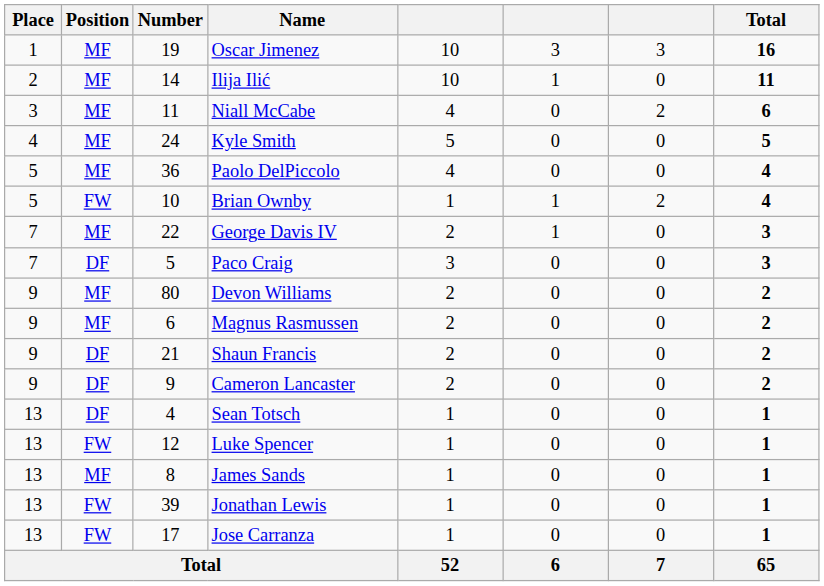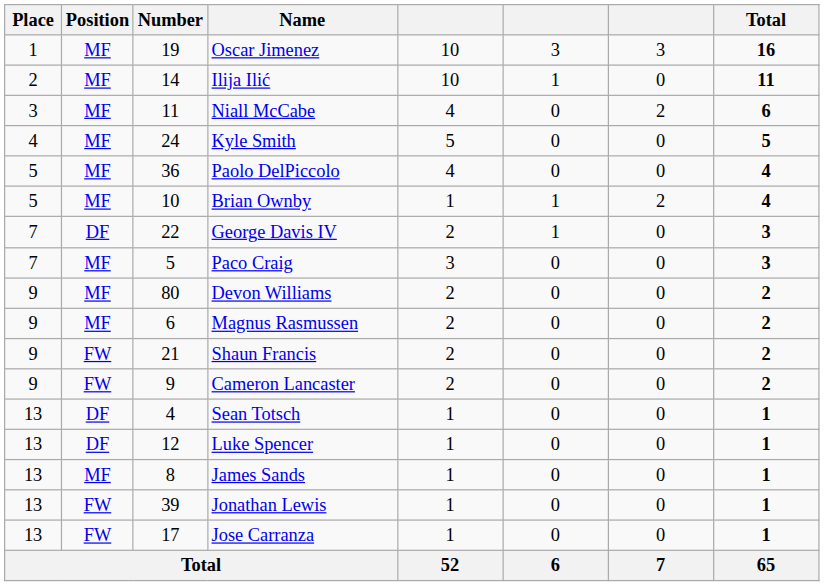(97, 201) FW -> (97, 201) MF
(97, 232) MF -> (97, 232) DF
(97, 262) DF -> (97, 262) MF
(97, 353) DF -> (97, 353) FW
(97, 383) DF -> (97, 383) FW
(97, 444) FW -> (97, 444) DF
